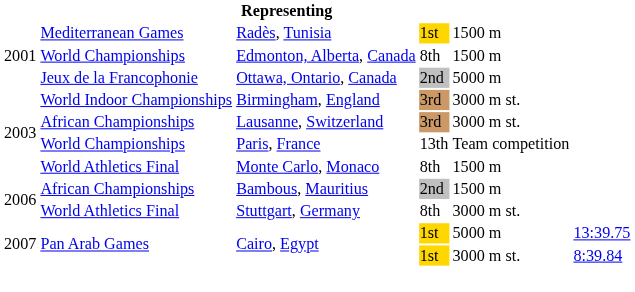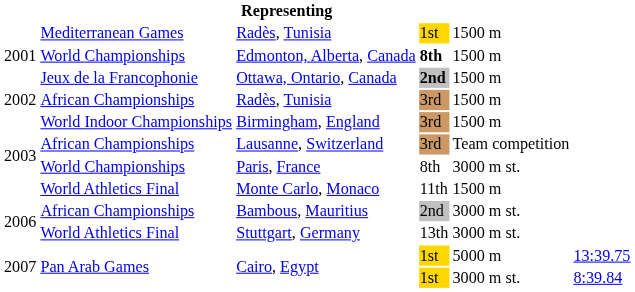(430, 55) normal -> (431, 55) bold
(432, 77) normal -> (433, 77) bold
(477, 77) 5000 m -> (477, 77) 1500 m
+ row: (117, 99)
(486, 99) 3000 m st. -> (477, 122) 1500 m
(486, 122) 3000 m st. -> (511, 144) Team competition
(434, 144) 13th -> (430, 166) 8th
(511, 144) Team competition -> (486, 166) 3000 m st.
(430, 166) 8th -> (434, 188) 11th
(477, 188) 1500 m -> (486, 211) 3000 m st.
(430, 211) 8th -> (434, 233) 13th
